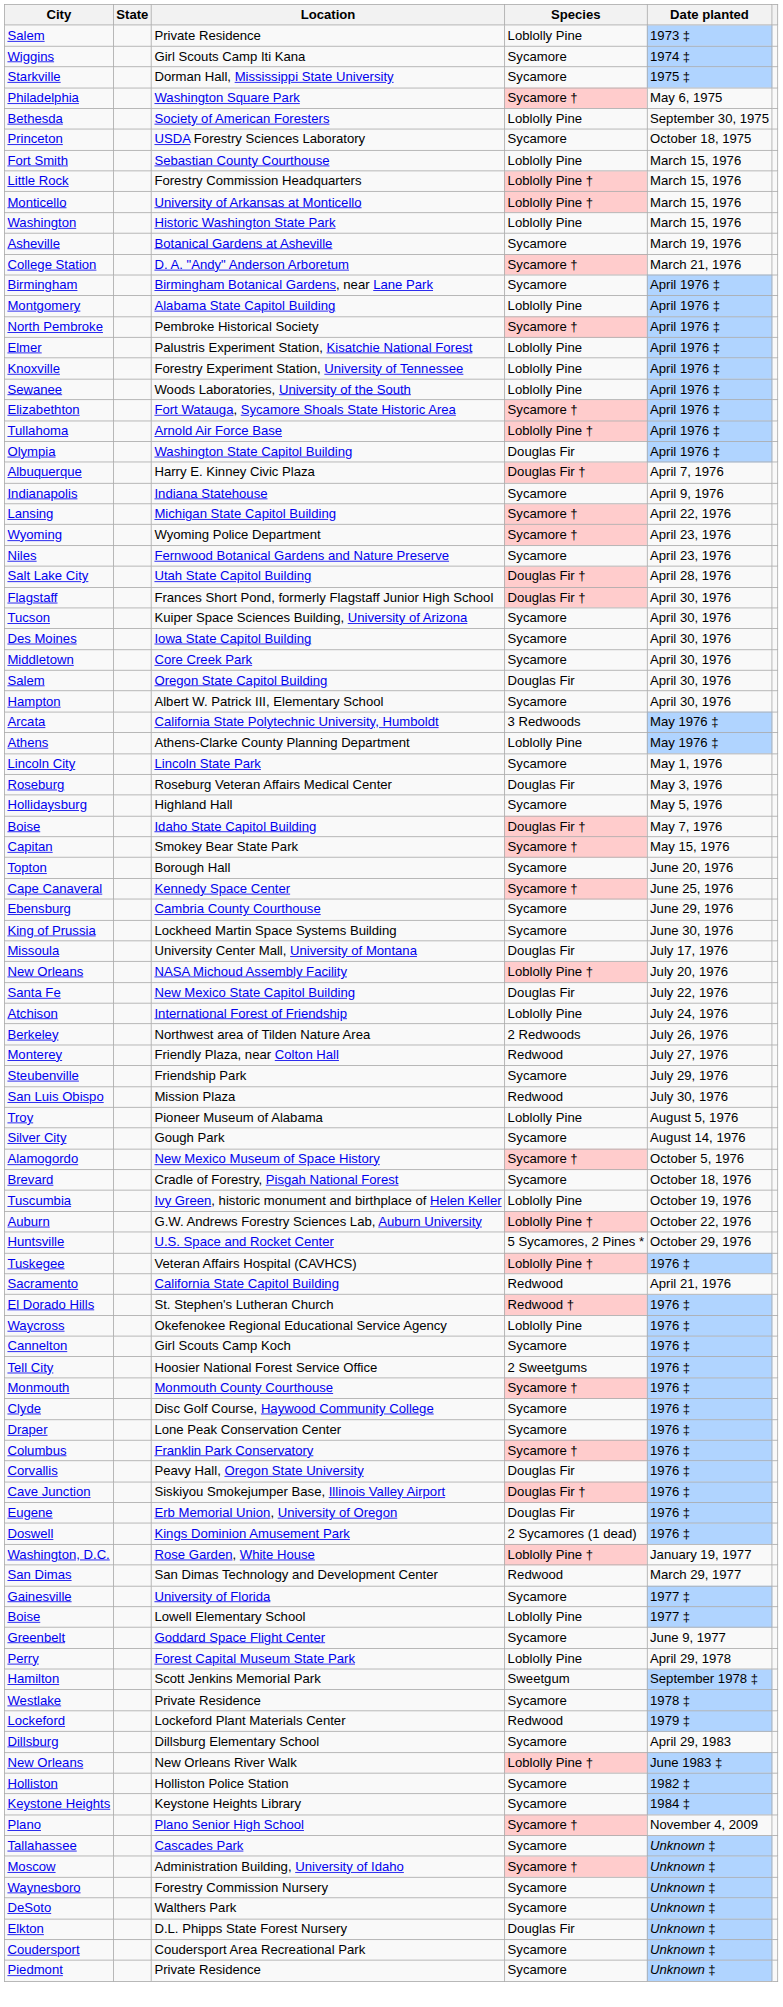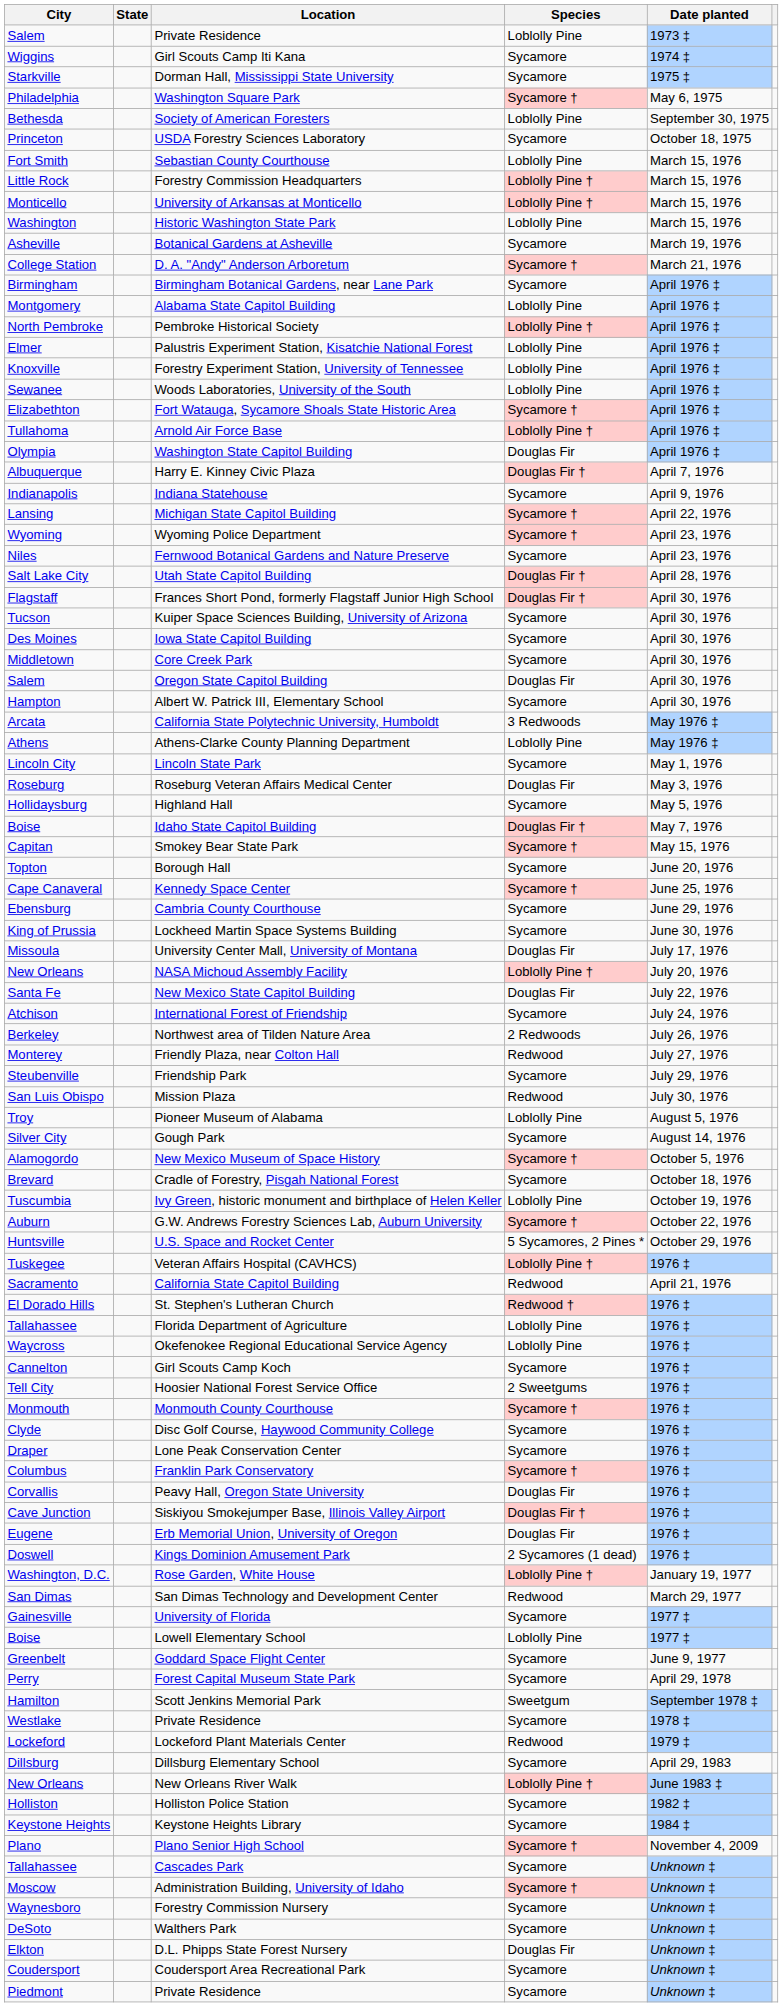(543, 327) Sycamore † -> (550, 327) Loblolly Pine †
(545, 1013) Loblolly Pine -> (537, 1013) Sycamore
(550, 1221) Loblolly Pine † -> (543, 1221) Sycamore †
+ row: (42, 1325)
(545, 1658) Loblolly Pine -> (537, 1679) Sycamore
